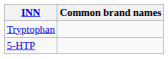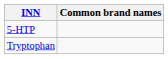rows swapped: (21, 45) <-> (31, 29)
